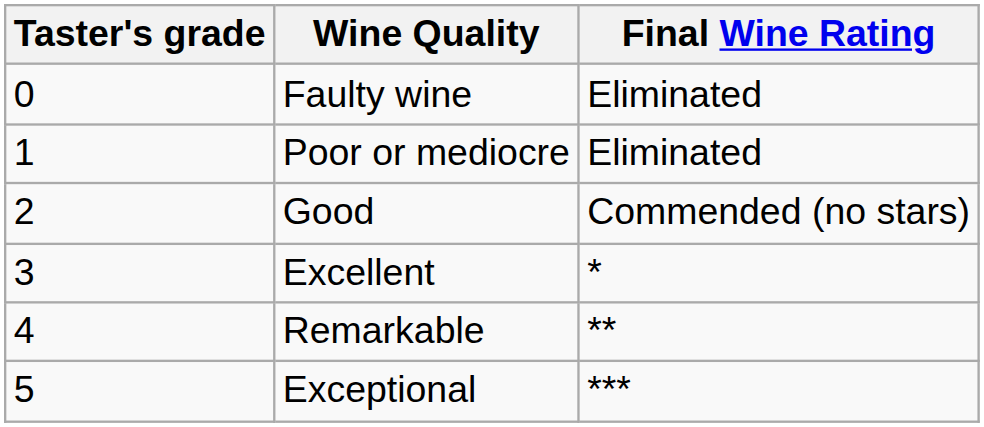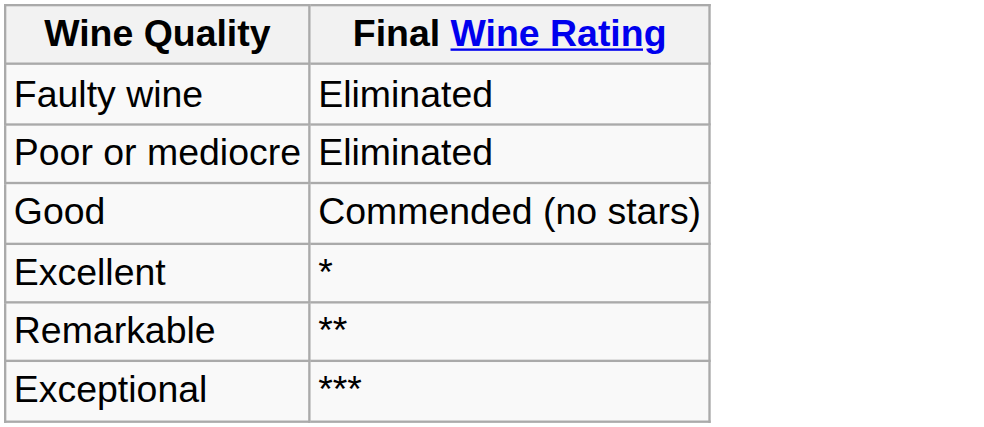- column: (140, 34)
